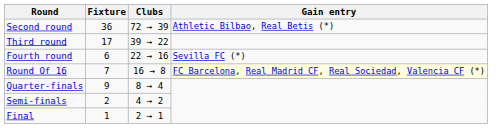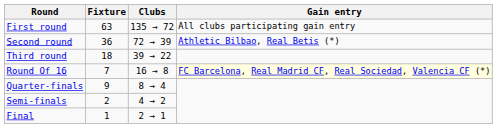+ row: (37, 27)
(107, 41) 17 -> (107, 56) 18
- row: (39, 56)
